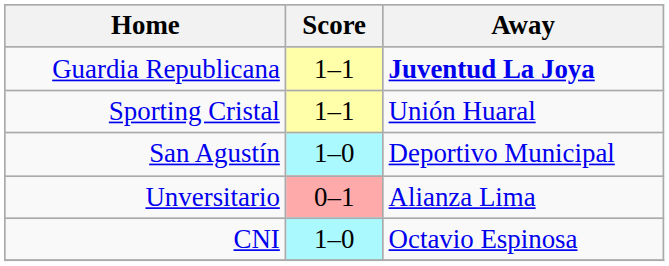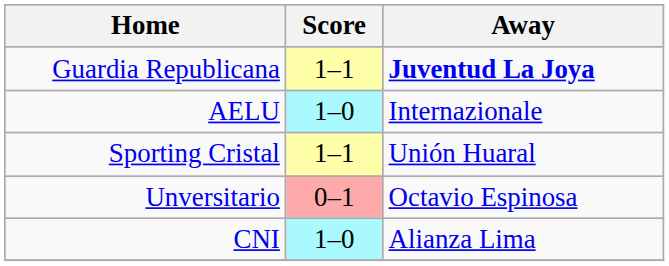+ row: (244, 111)
- row: (214, 153)
(462, 196) Alianza Lima -> (483, 196) Octavio Espinosa
(483, 238) Octavio Espinosa -> (462, 238) Alianza Lima
